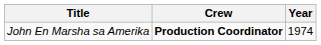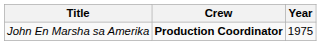(300, 31) 1974 -> (300, 31) 1975
